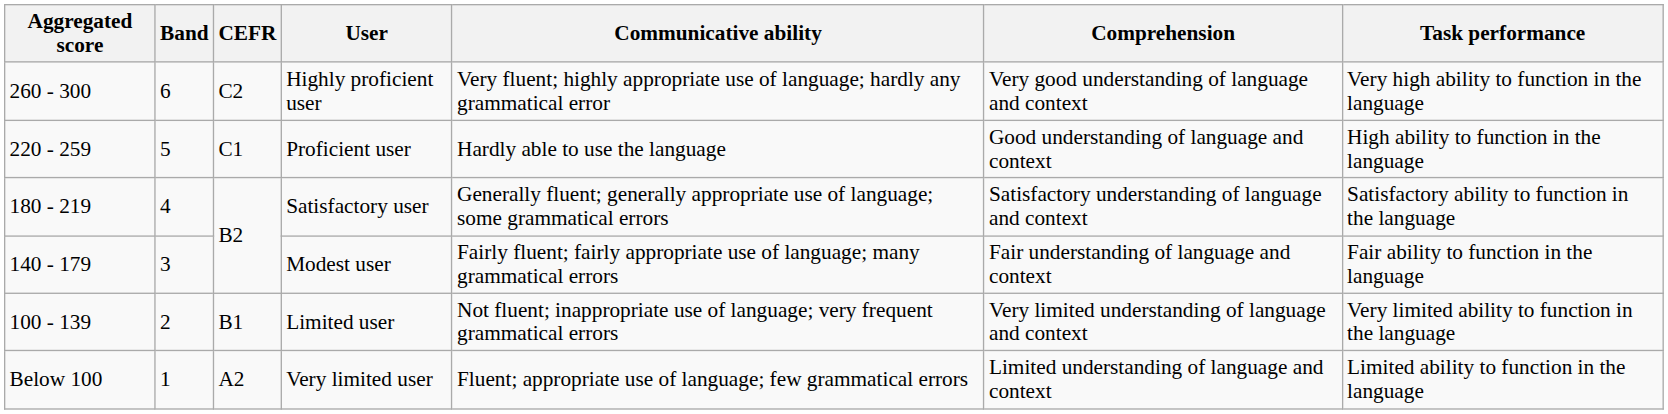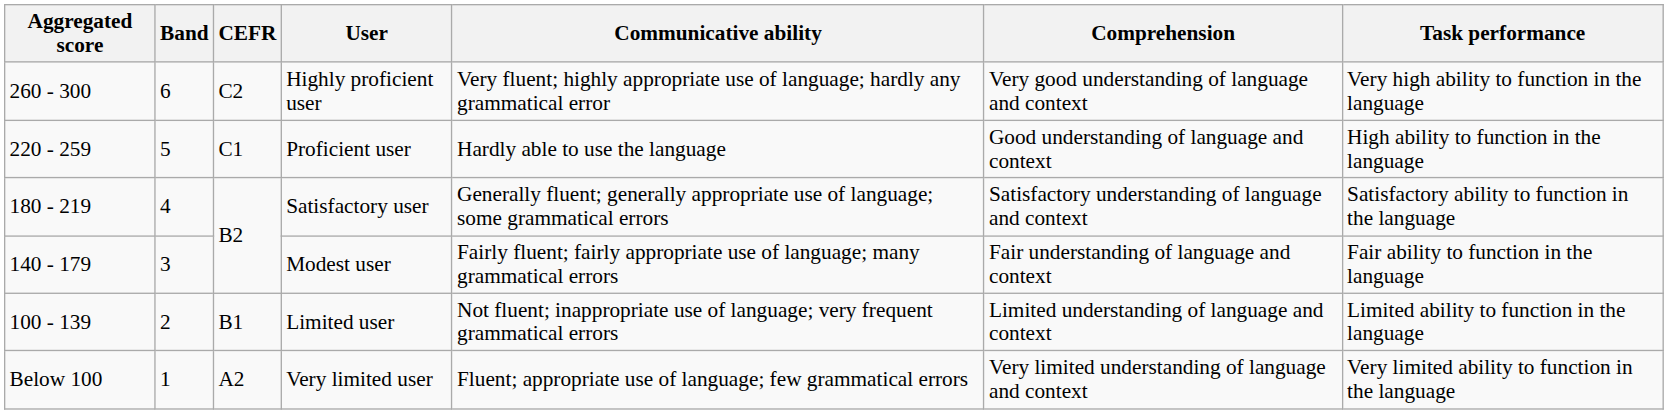(1157, 321) Very limited understanding of language and context -> (1156, 321) Limited understanding of language and context
(1490, 321) Very limited ability to function in the language -> (1486, 321) Limited ability to function in the language
(1156, 379) Limited understanding of language and context -> (1157, 379) Very limited understanding of language and context
(1486, 379) Limited ability to function in the language -> (1490, 379) Very limited ability to function in the language
